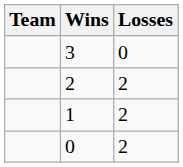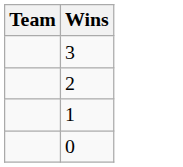- column: (145, 20)
